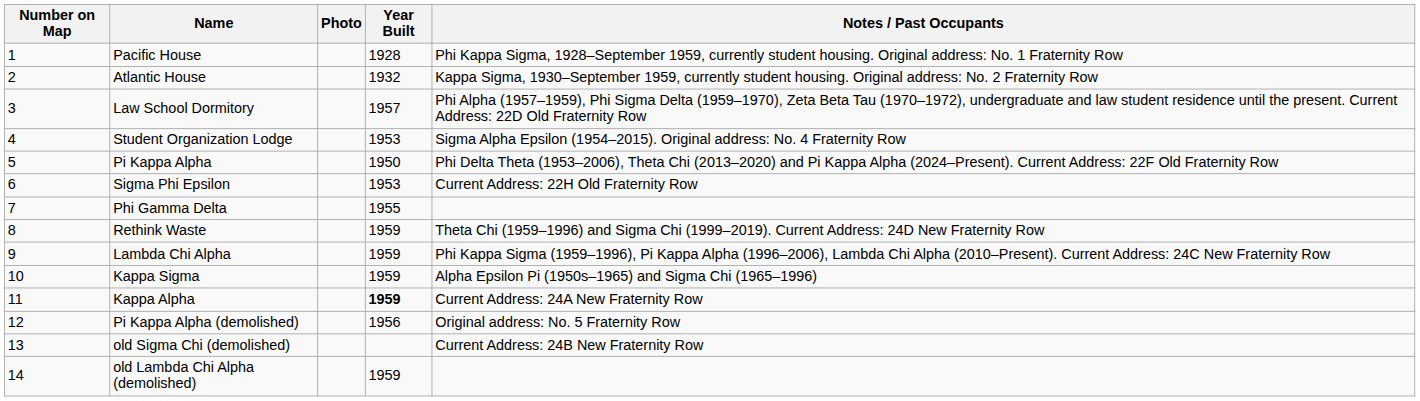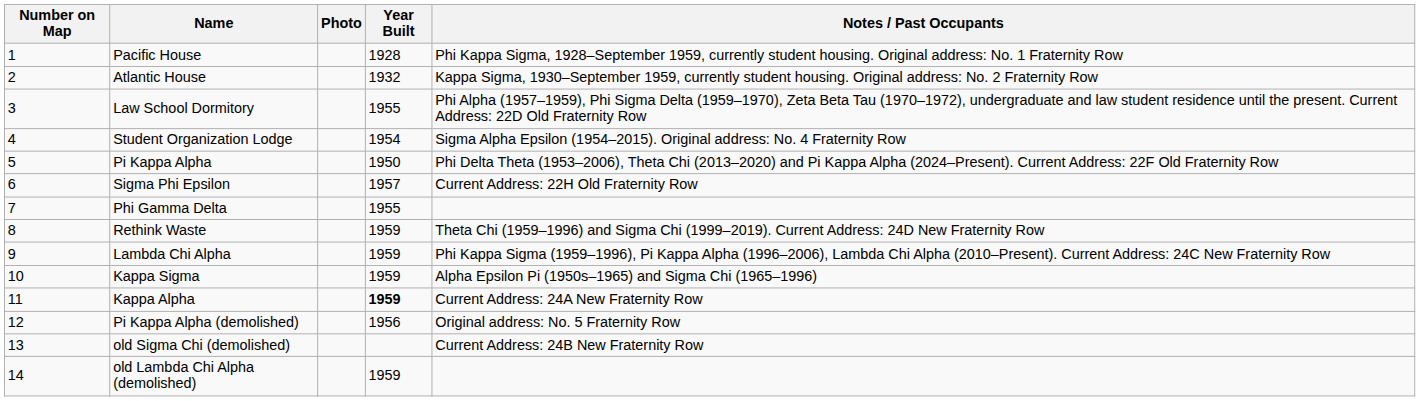(385, 108) 1957 -> (385, 108) 1955
(385, 139) 1953 -> (385, 139) 1954
(385, 185) 1953 -> (385, 185) 1957
